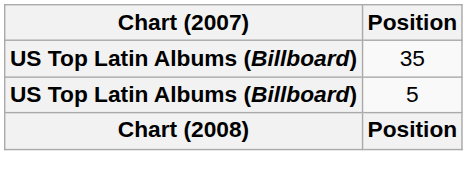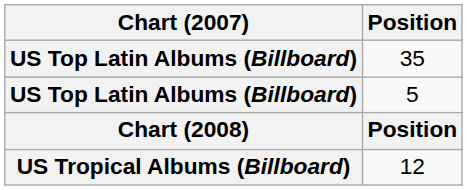+ row: (412, 166)
